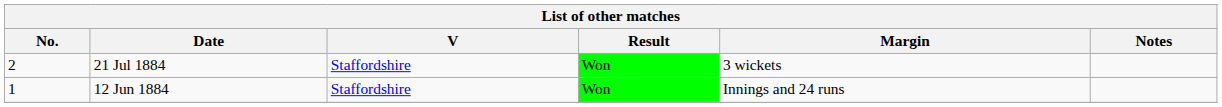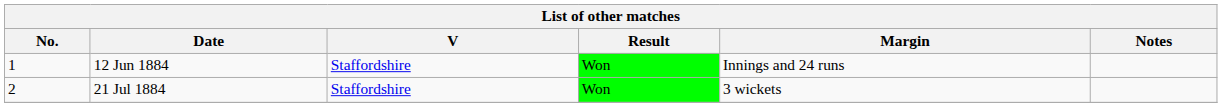rows swapped: (131, 89) <-> (130, 65)
